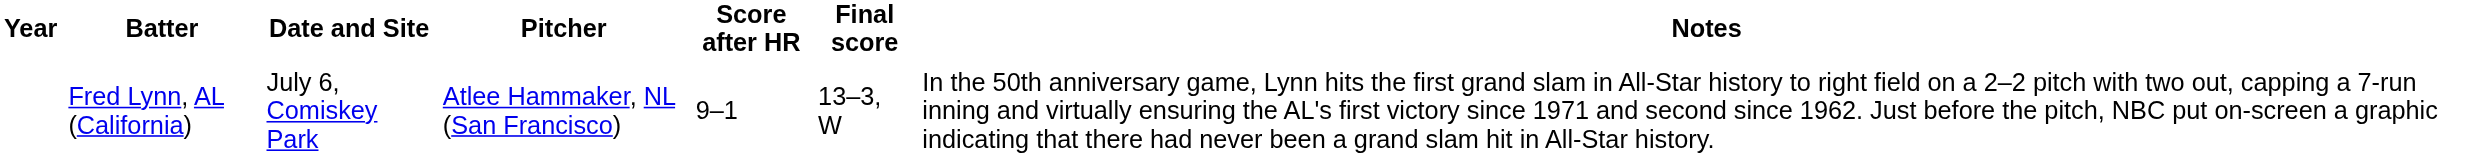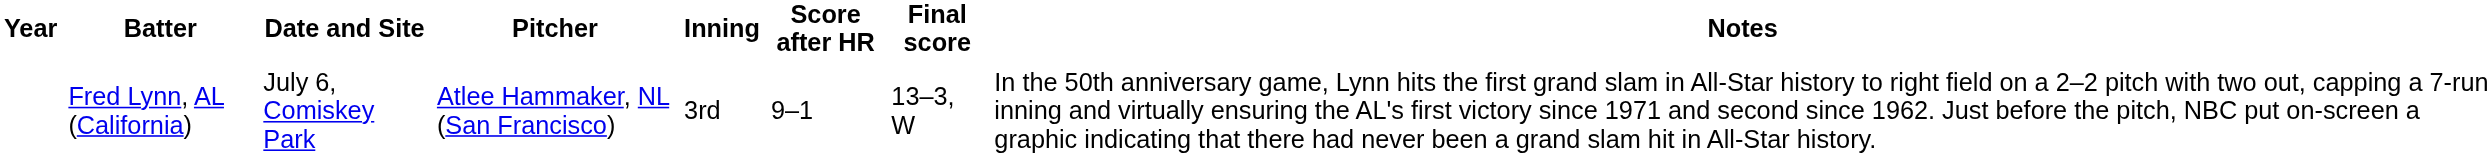+ column: (722, 29)
